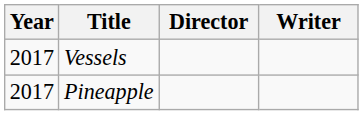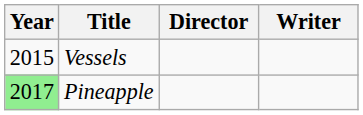(32, 57) 2017 -> (32, 57) 2015
(32, 92) no background -> (32, 92) lightgreen background
